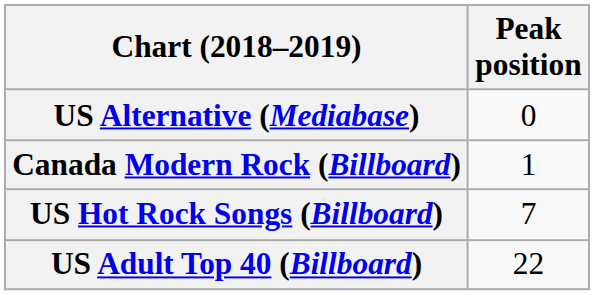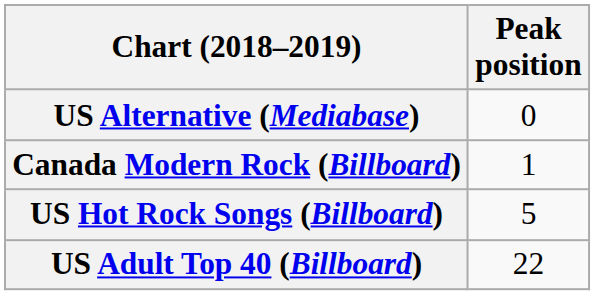(528, 213) 7 -> (528, 213) 5
